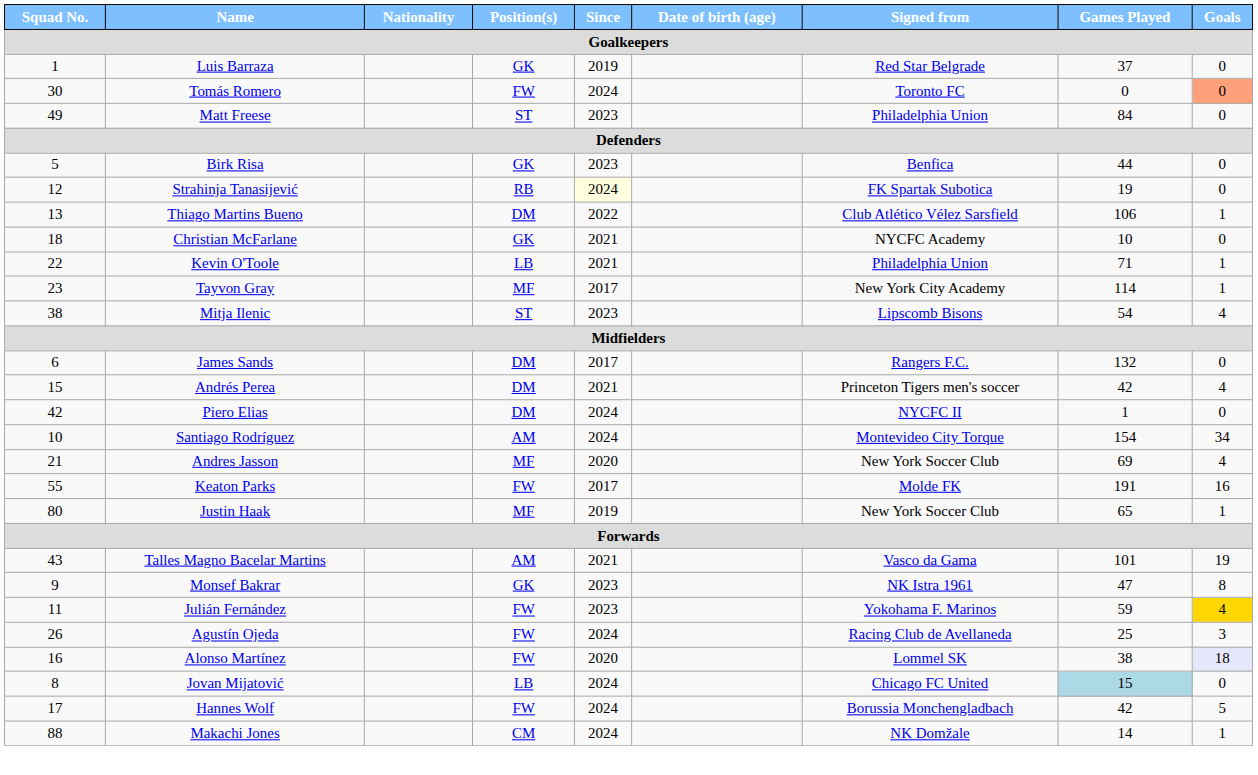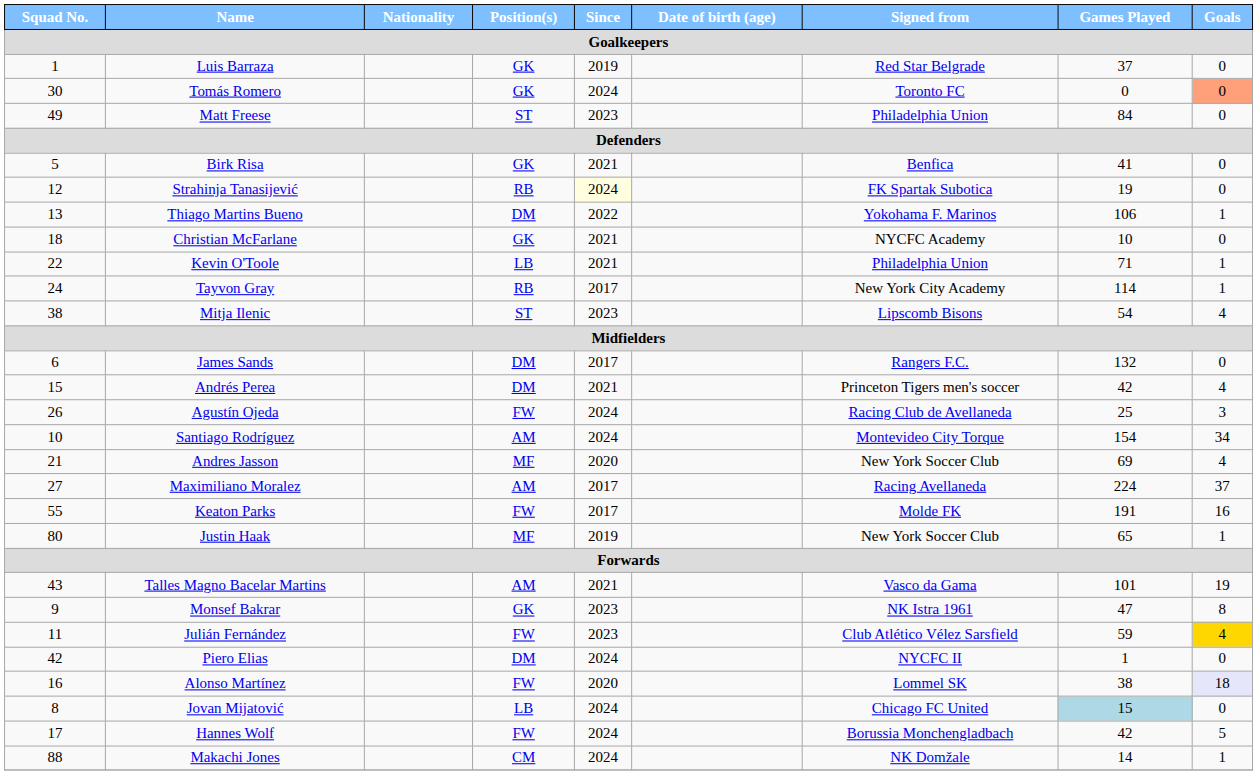(524, 91) FW -> (524, 91) GK
(603, 165) 2023 -> (603, 165) 2021
(1125, 165) 44 -> (1125, 165) 41
(930, 214) Club Atlético Vélez Sarsfield -> (930, 214) Yokohama F. Marinos
(55, 288) 23 -> (55, 288) 24
(524, 288) MF -> (524, 288) RB
rows swapped: (235, 412) <-> (235, 634)
+ row: (235, 486)
(930, 610) Yokohama F. Marinos -> (930, 634) Club Atlético Vélez Sarsfield
